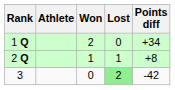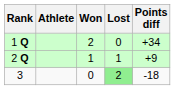(151, 59) +8 -> (151, 59) +9
(151, 76) -42 -> (151, 76) -18
